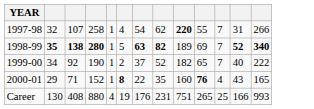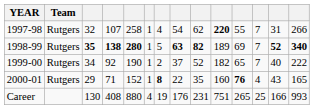+ column: (63, 12)
